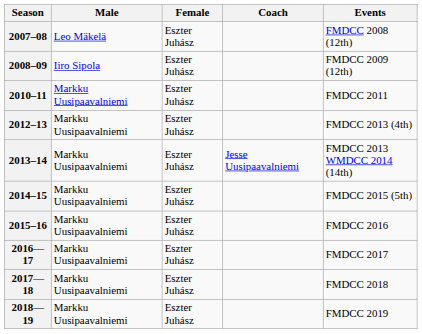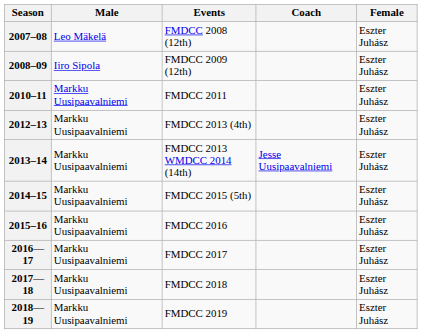columns swapped: (192, 13) <-> (370, 13)
